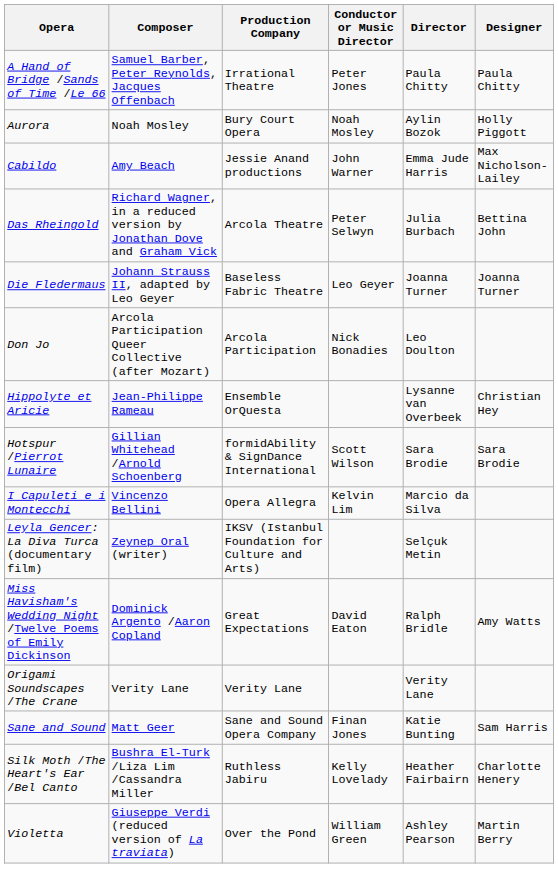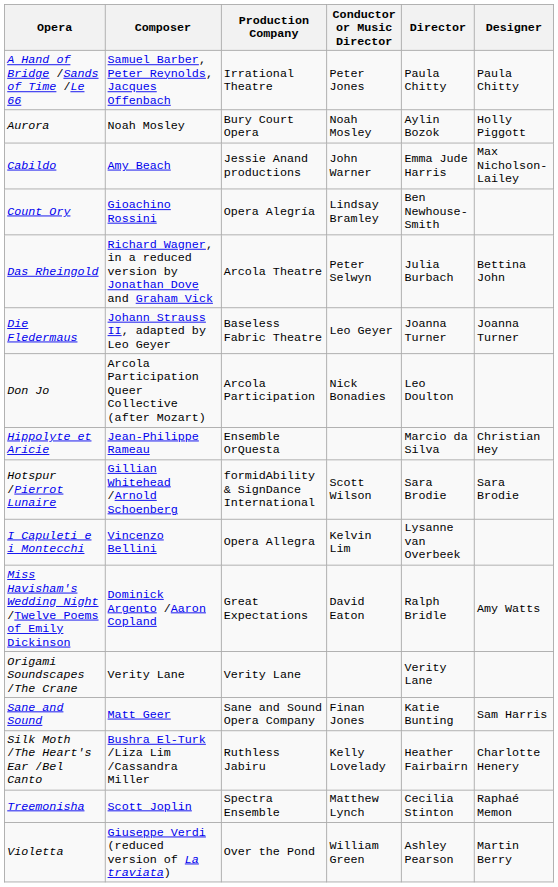+ row: (39, 212)
(434, 404) Lysanne van Overbeek -> (436, 443) Marcio da Silva
(437, 503) Marcio da Silva -> (433, 542) Lysanne van Overbeek
- row: (53, 549)
+ row: (46, 806)
